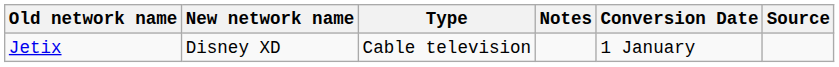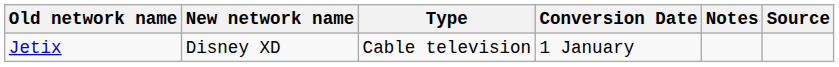columns swapped: (679, 19) <-> (566, 19)
